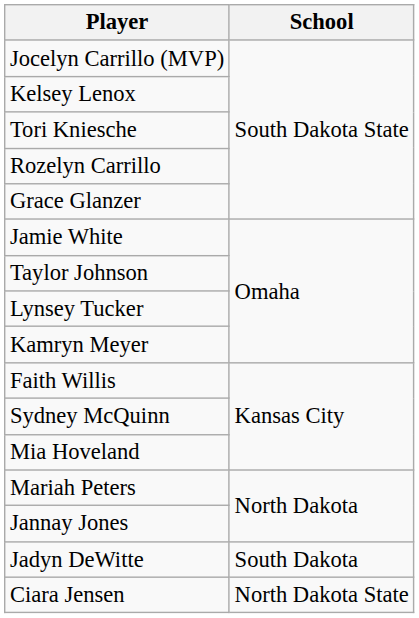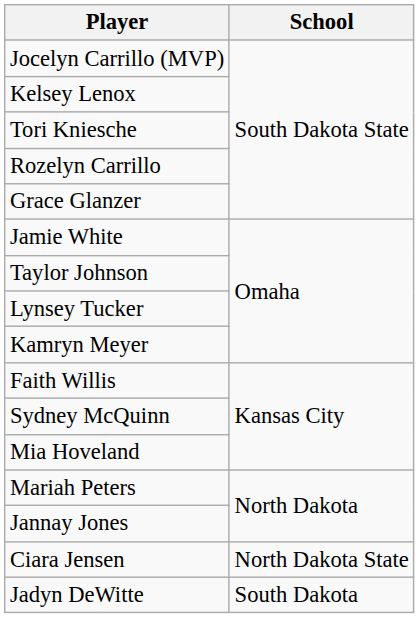rows swapped: (67, 594) <-> (77, 559)
